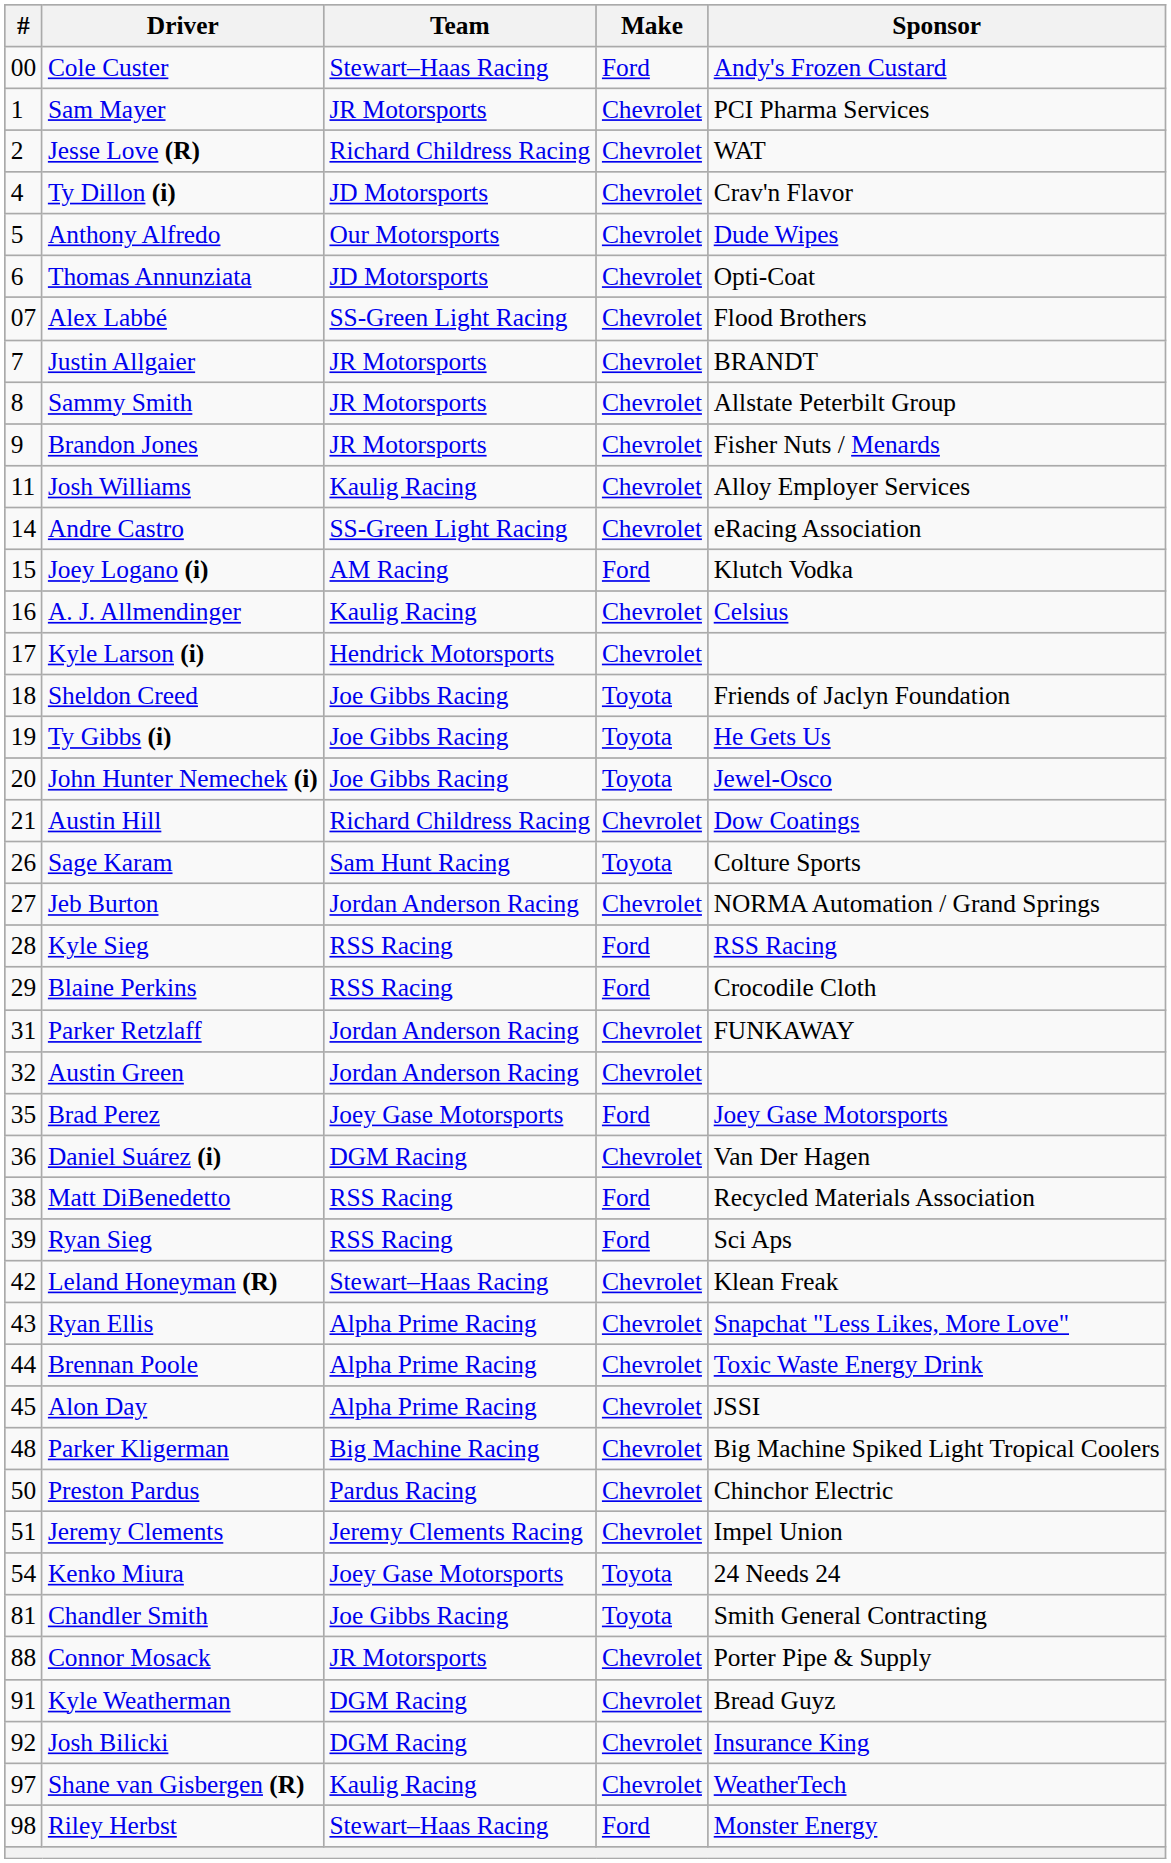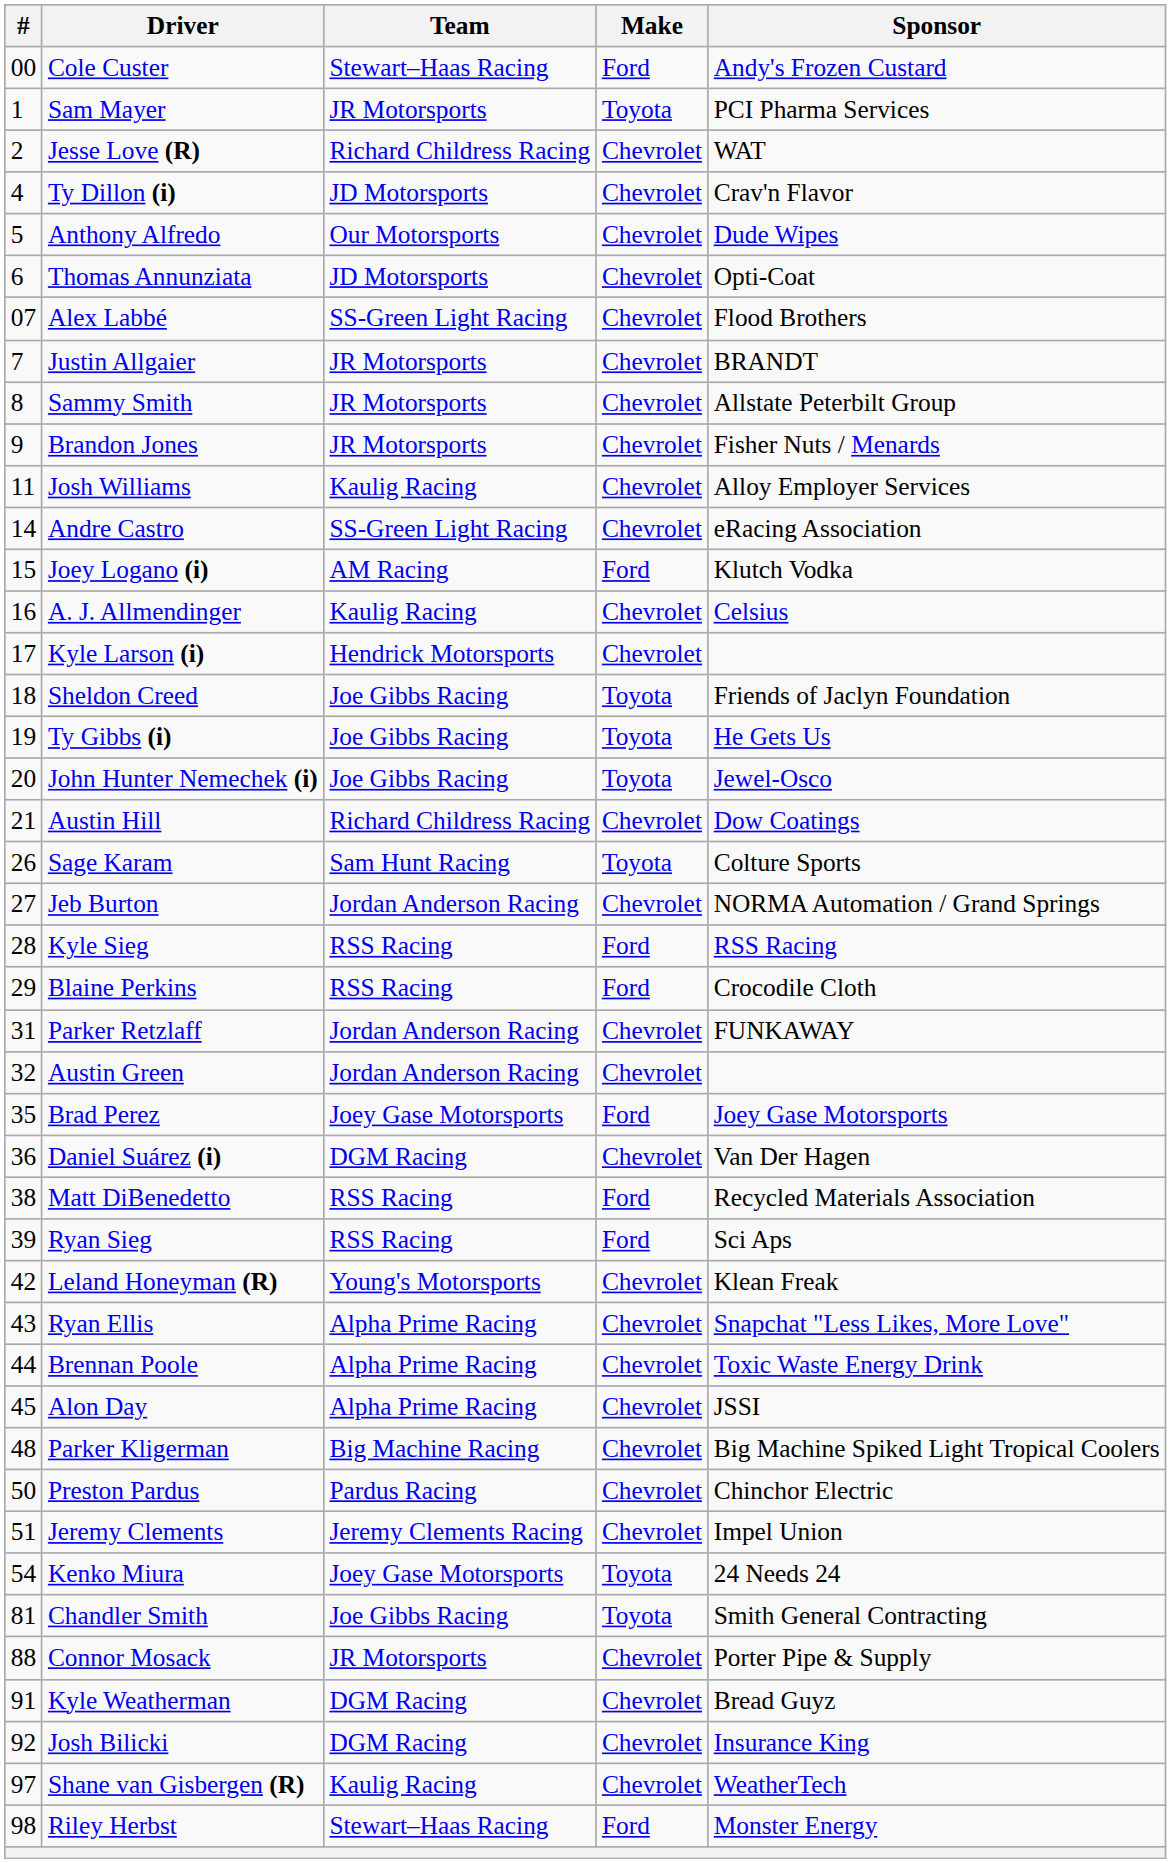(652, 109) Chevrolet -> (637, 109) Toyota
(439, 1281) Stewart–Haas Racing -> (435, 1281) Young's Motorsports
